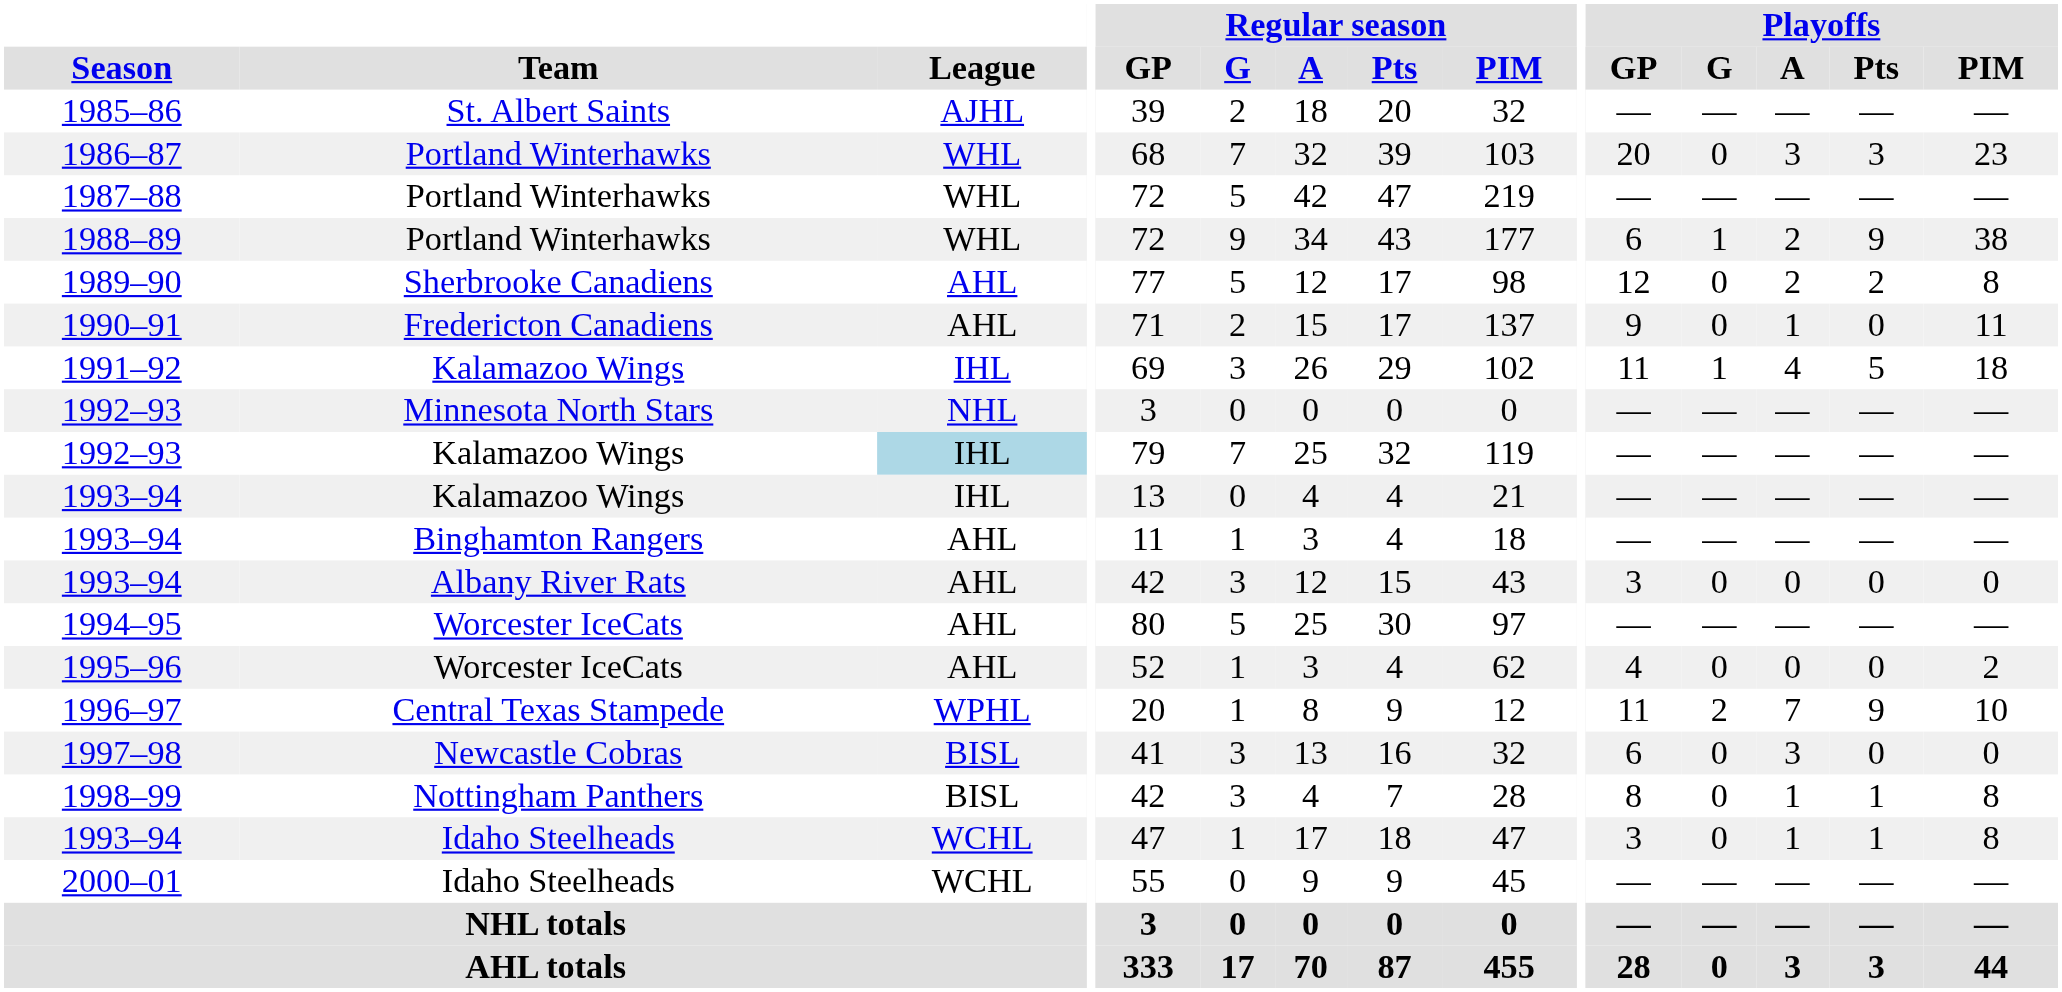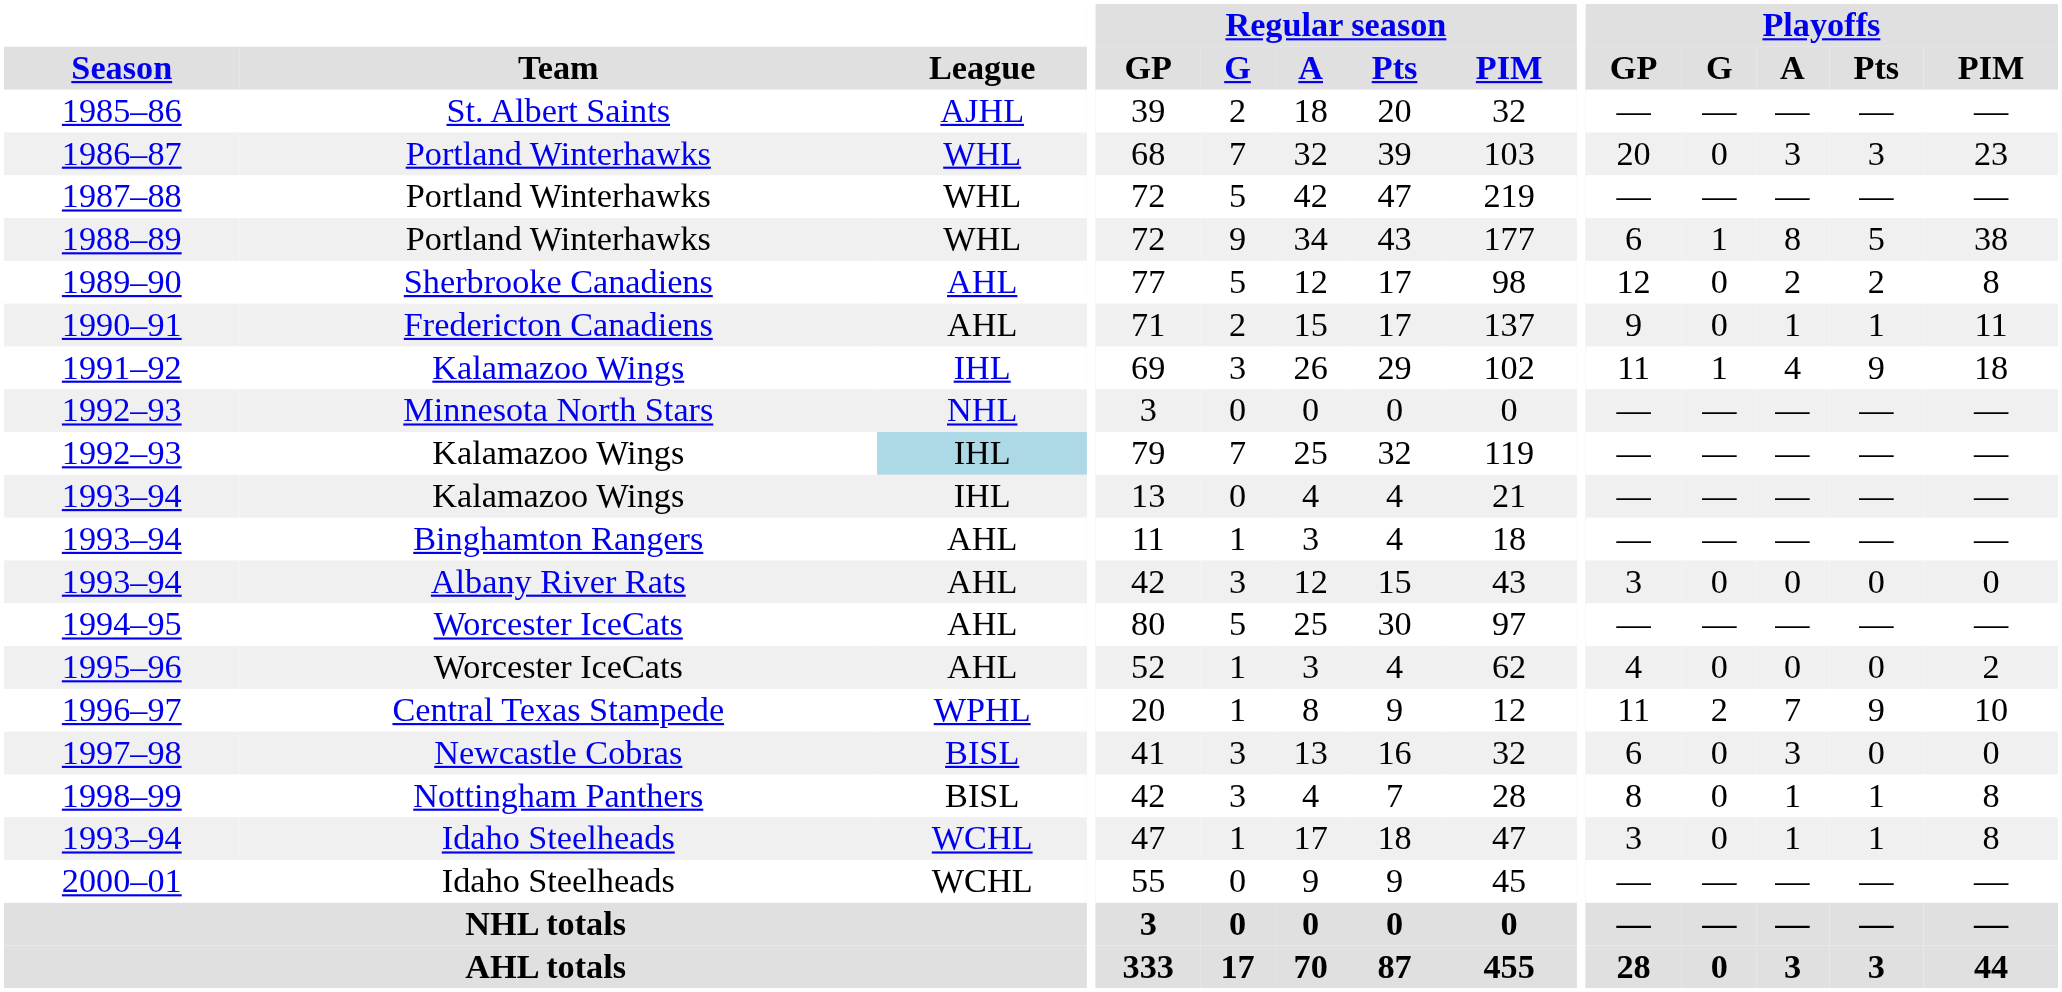(1792, 238) 2 -> (1792, 238) 8
(1876, 238) 9 -> (1876, 238) 5
(1876, 324) 0 -> (1876, 324) 1
(1876, 367) 5 -> (1876, 367) 9
